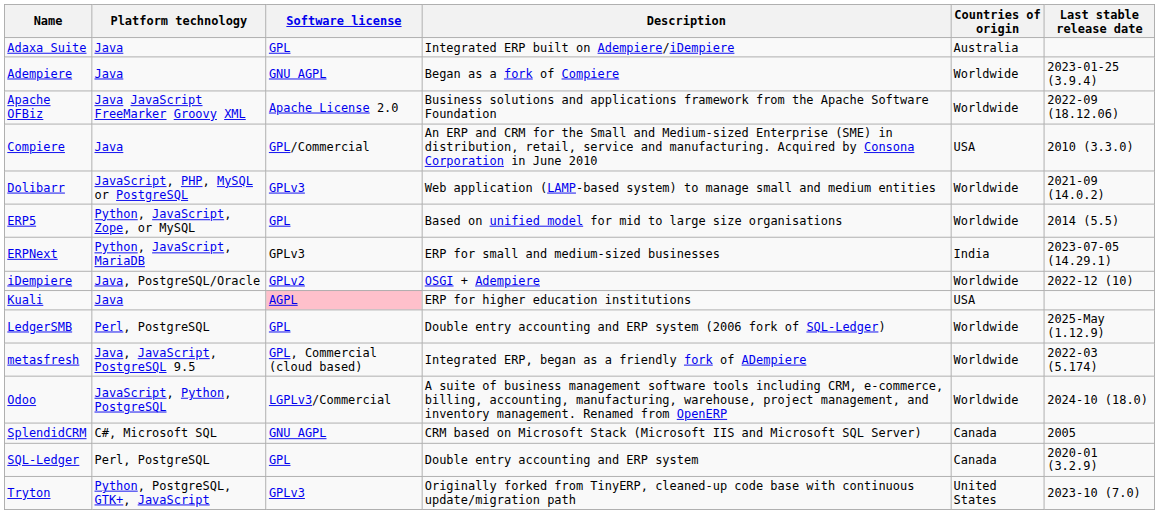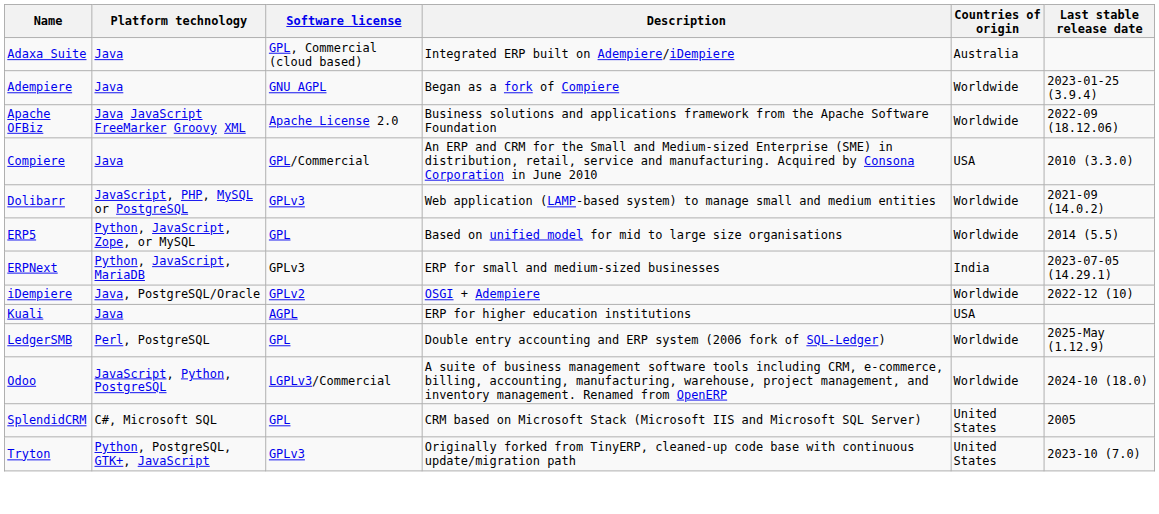(280, 47) GPL -> (323, 54) GPL, Commercial (cloud based)
(283, 300) pink background -> (283, 314) no background
- row: (43, 360)
(298, 433) GNU AGPL -> (280, 421) GPL
(975, 433) Canada -> (975, 421) United States
- row: (43, 460)
